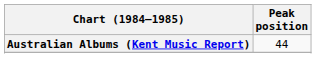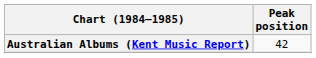(282, 44) 44 -> (282, 44) 42
